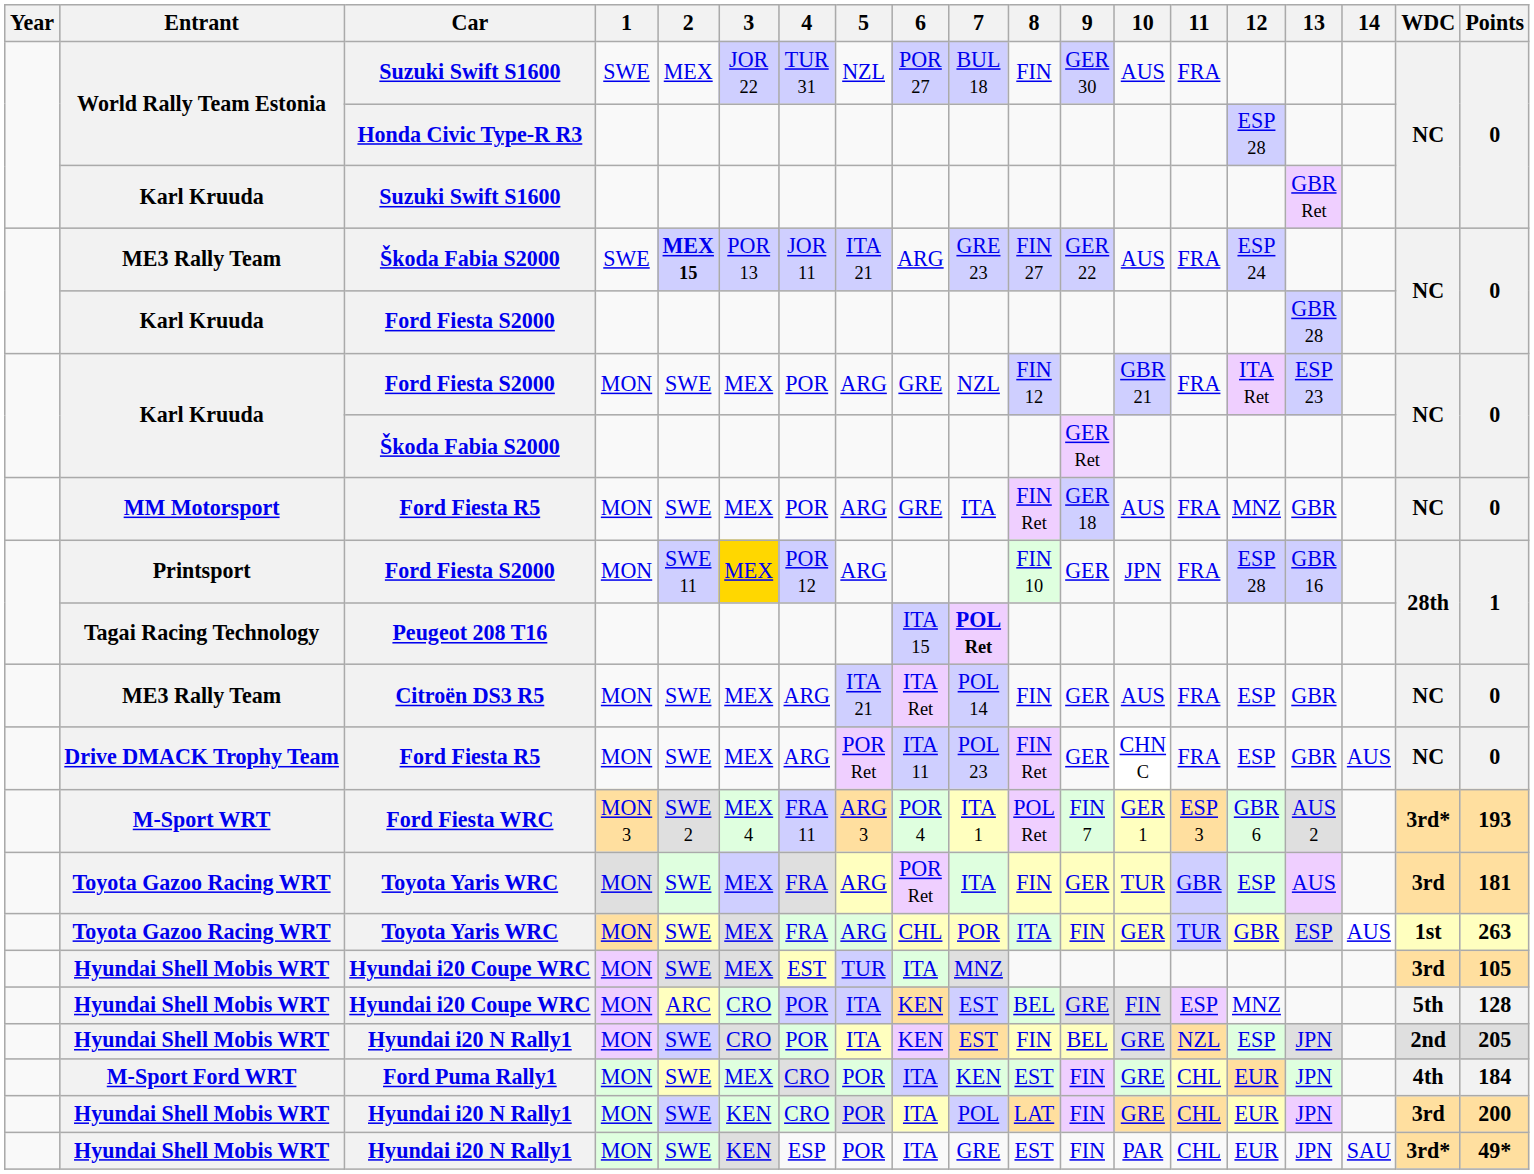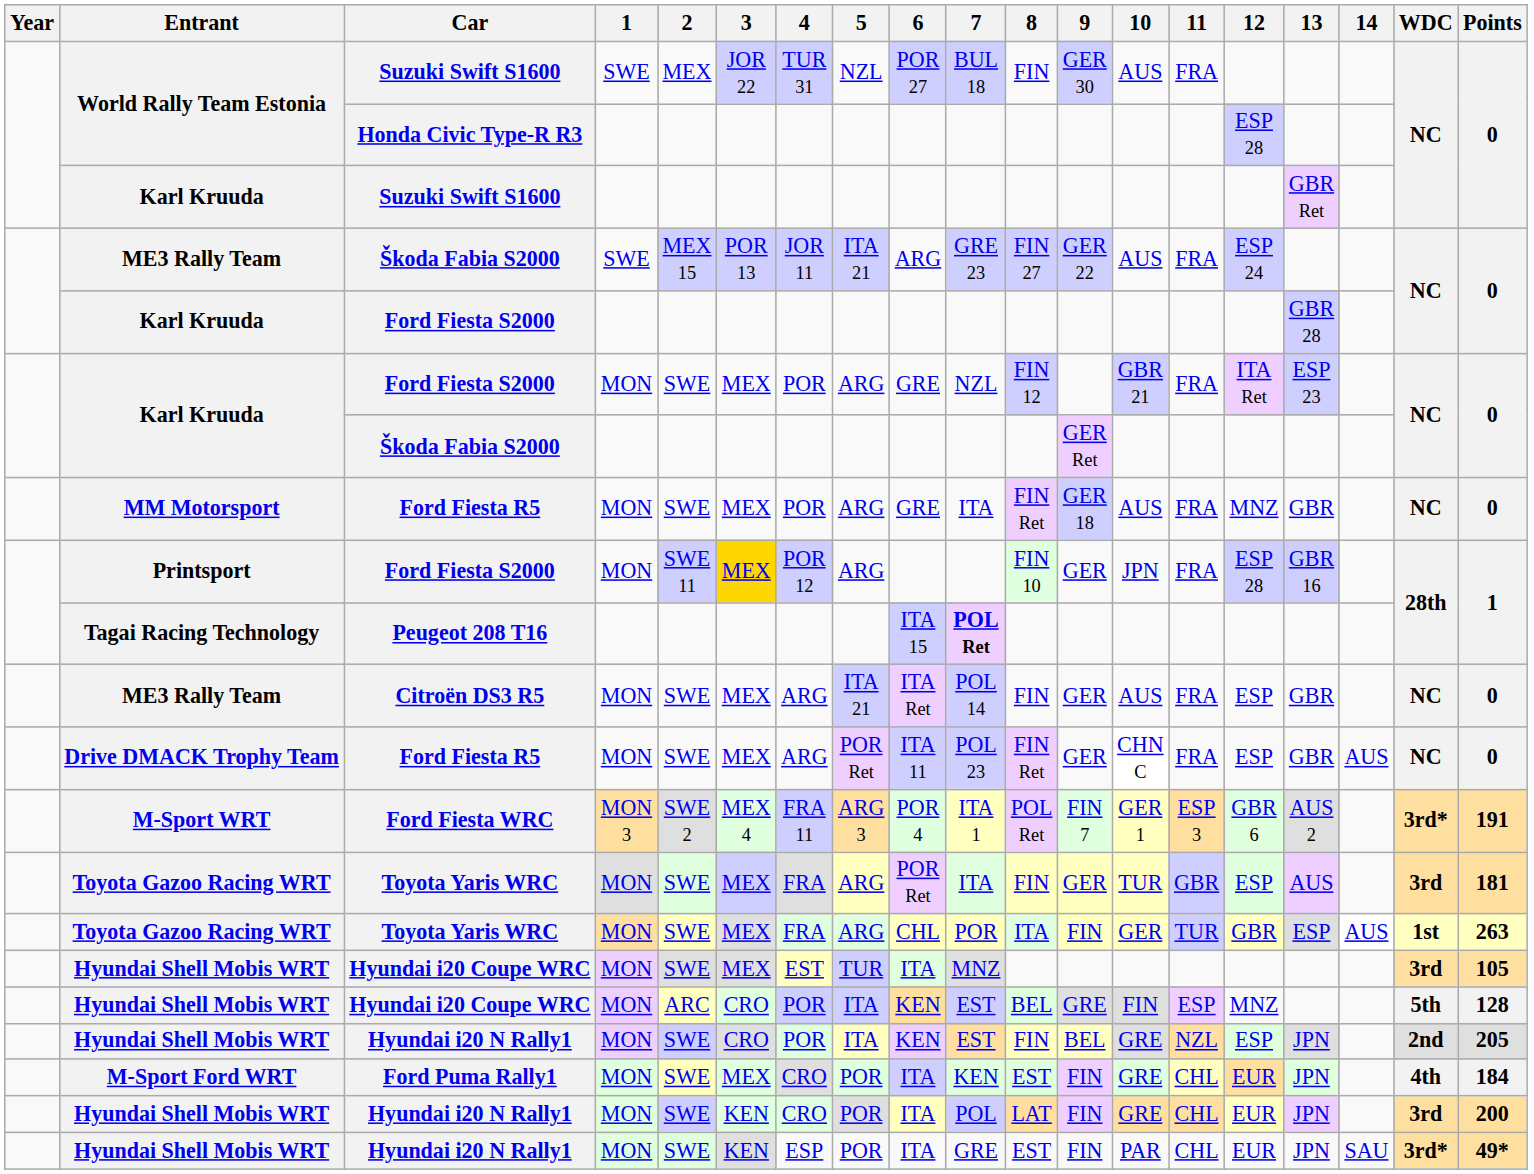(688, 259) bold -> (687, 259) normal
(1495, 820) 193 -> (1492, 820) 191
